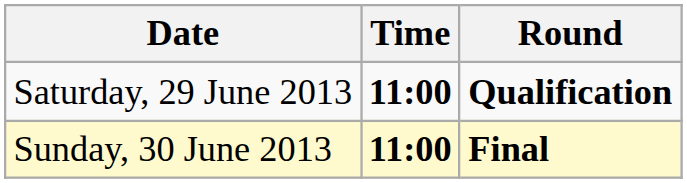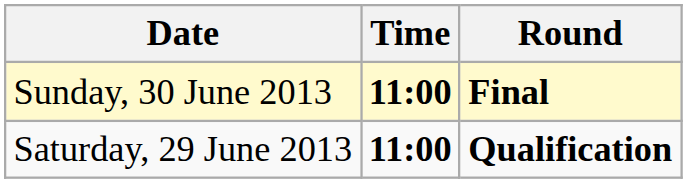rows swapped: (183, 90) <-> (173, 148)
